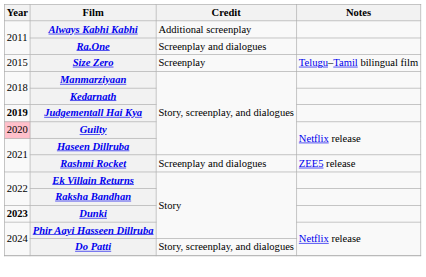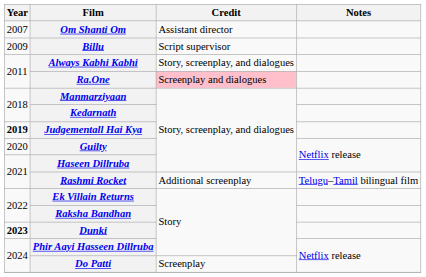+ row: (93, 29)
+ row: (93, 46)
(205, 29) Additional screenplay -> (226, 63) Story, screenplay, and dialogues
(212, 46) no background -> (212, 79) pink background
- row: (93, 63)
(17, 130) pink background -> (17, 146) no background
(212, 163) Screenplay and dialogues -> (205, 180) Additional screenplay
(327, 163) ZEE5 release -> (359, 180) Telugu–Tamil bilingual film
(226, 247) Story, screenplay, and dialogues -> (182, 264) Screenplay
